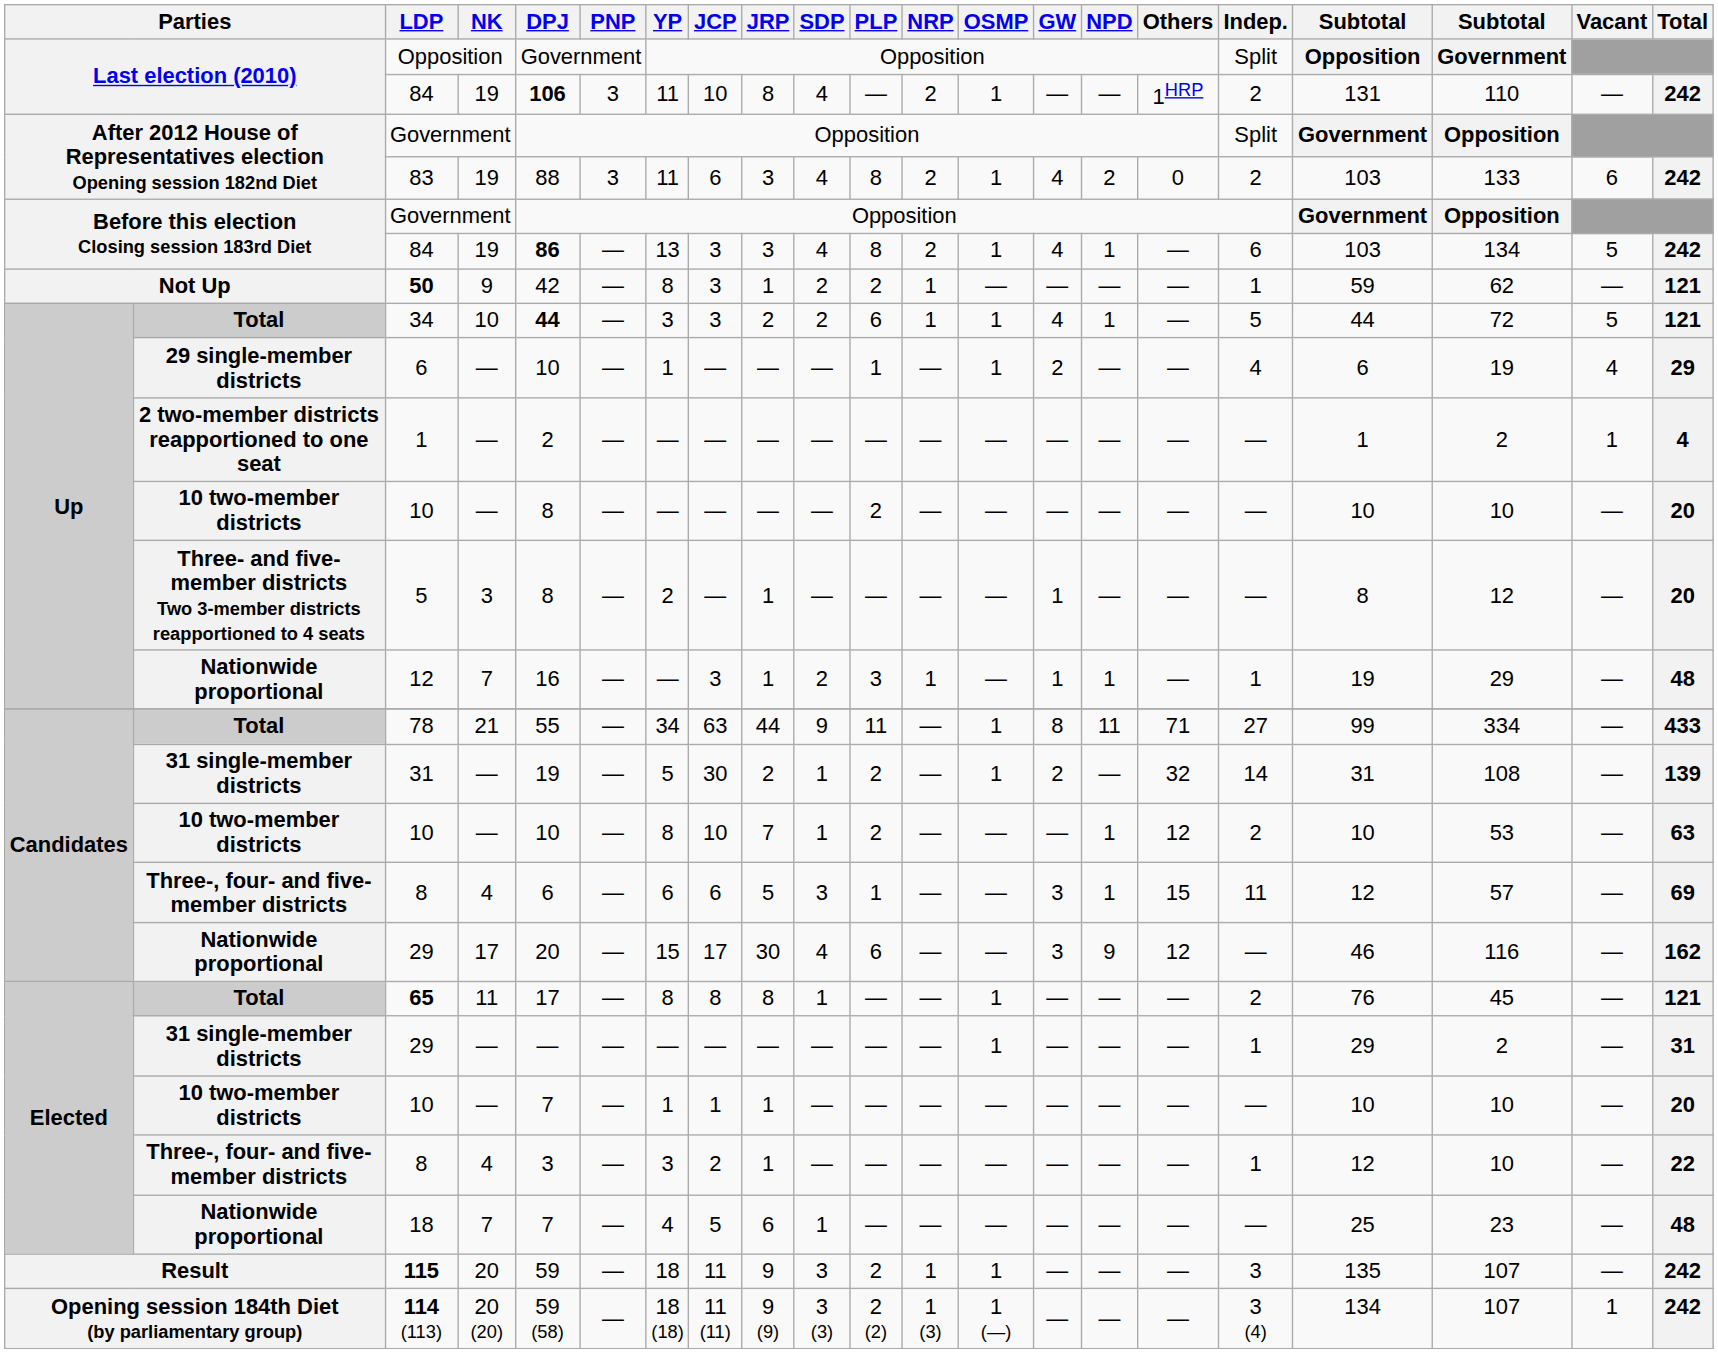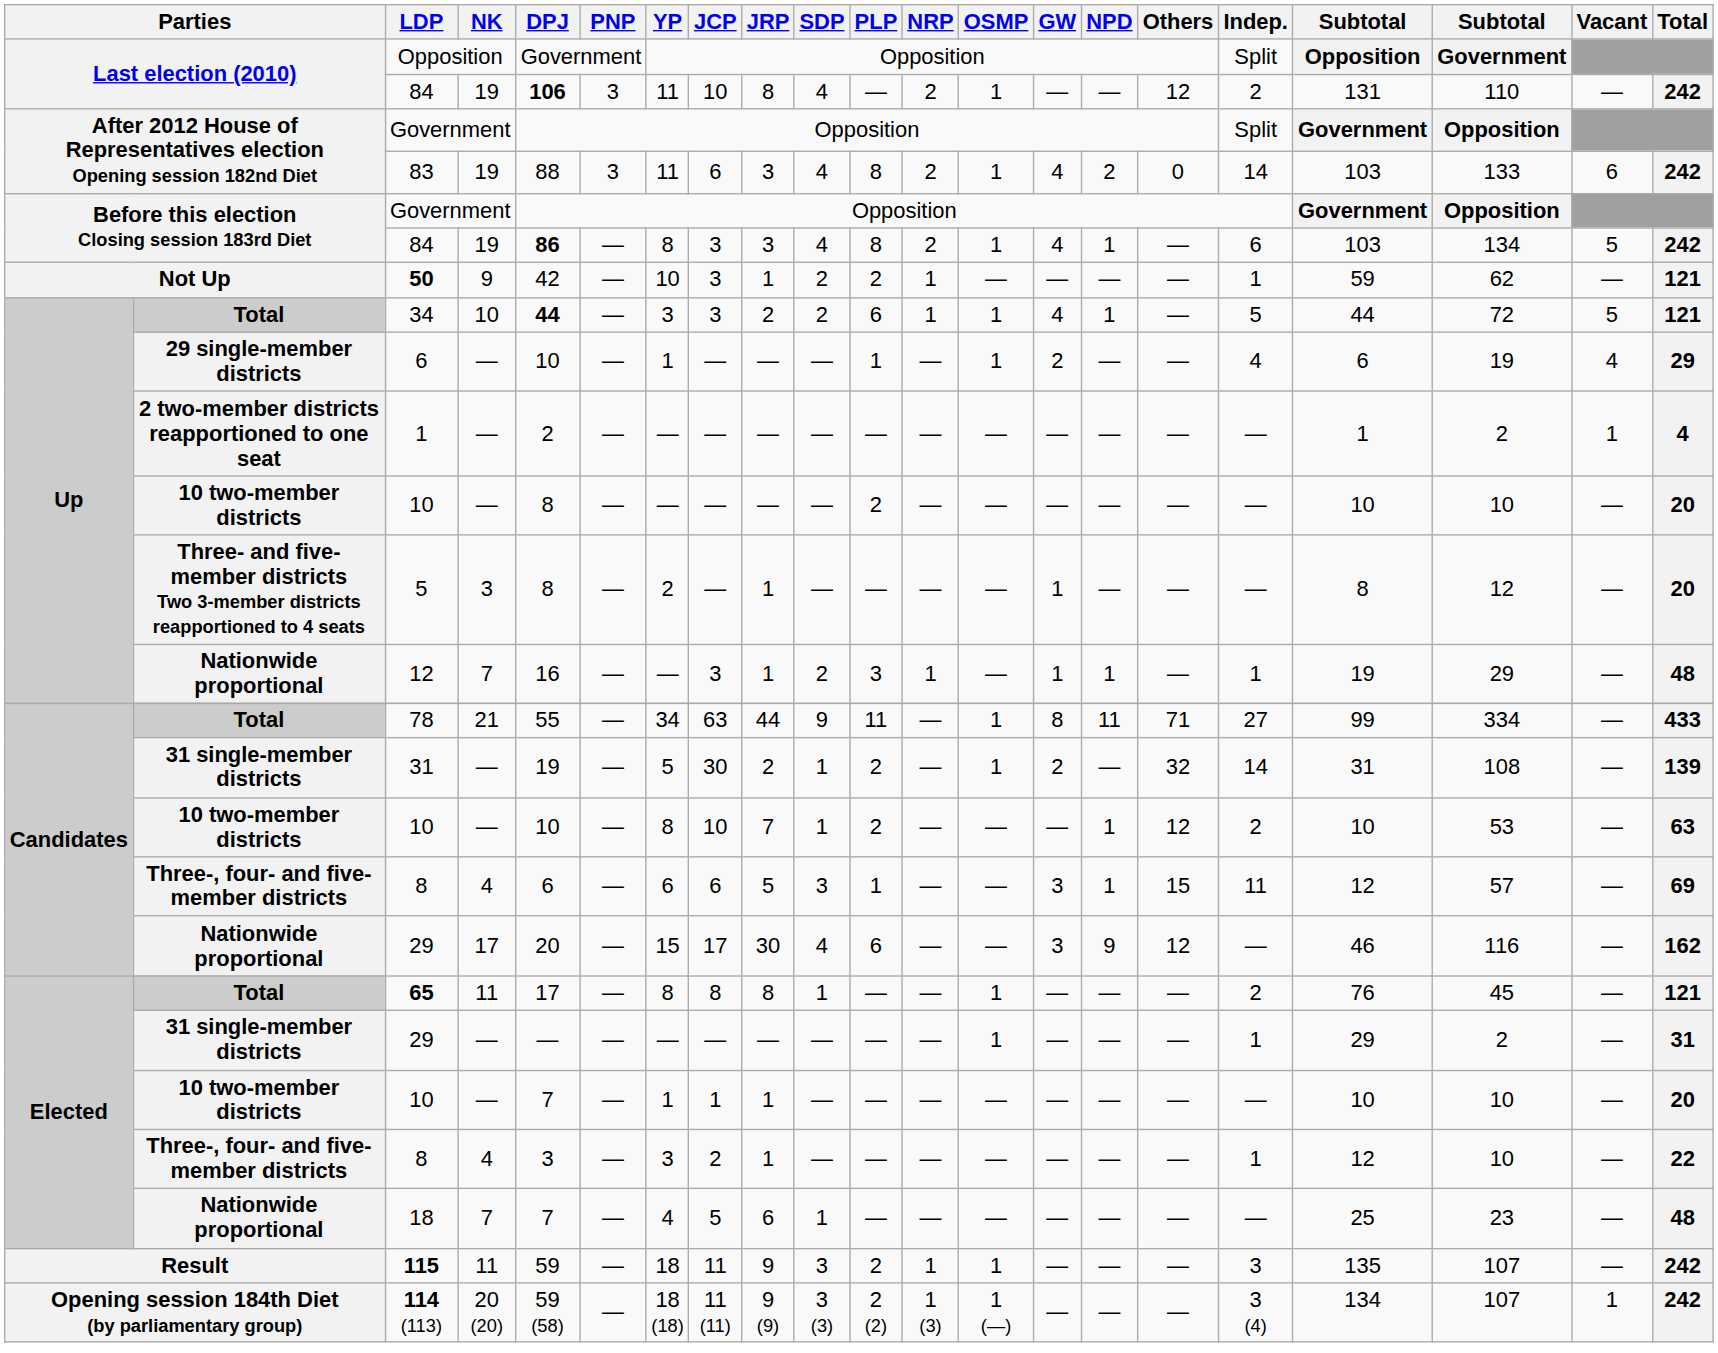(1178, 94) 1HRP -> (1178, 91) 12
(1256, 177) 2 -> (1256, 171) 14
(668, 250) 13 -> (668, 245) 8
(668, 285) 8 -> (668, 279) 10
(487, 1271) 20 -> (487, 1265) 11
